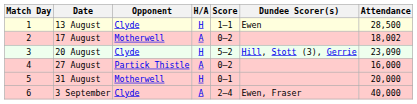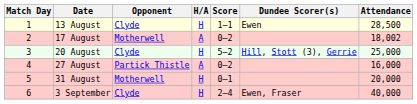(386, 52) 23,090 -> (386, 52) 25,000
(201, 92) A -> (201, 92) H
